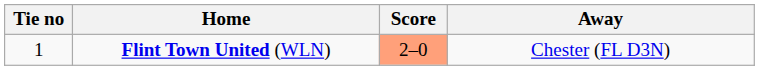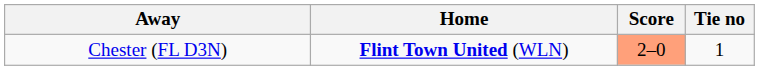columns swapped: (39, 19) <-> (601, 19)
